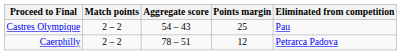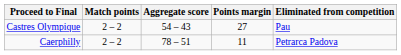(242, 27) 25 -> (242, 27) 27
(242, 42) 12 -> (242, 42) 11
